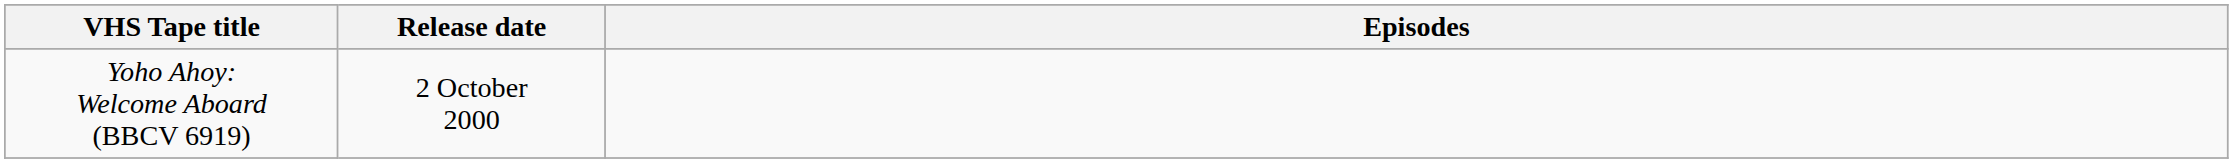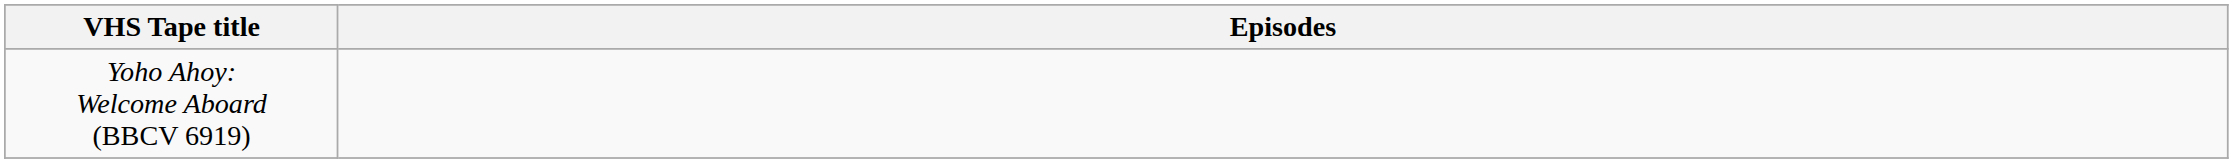- column: (472, 26)
